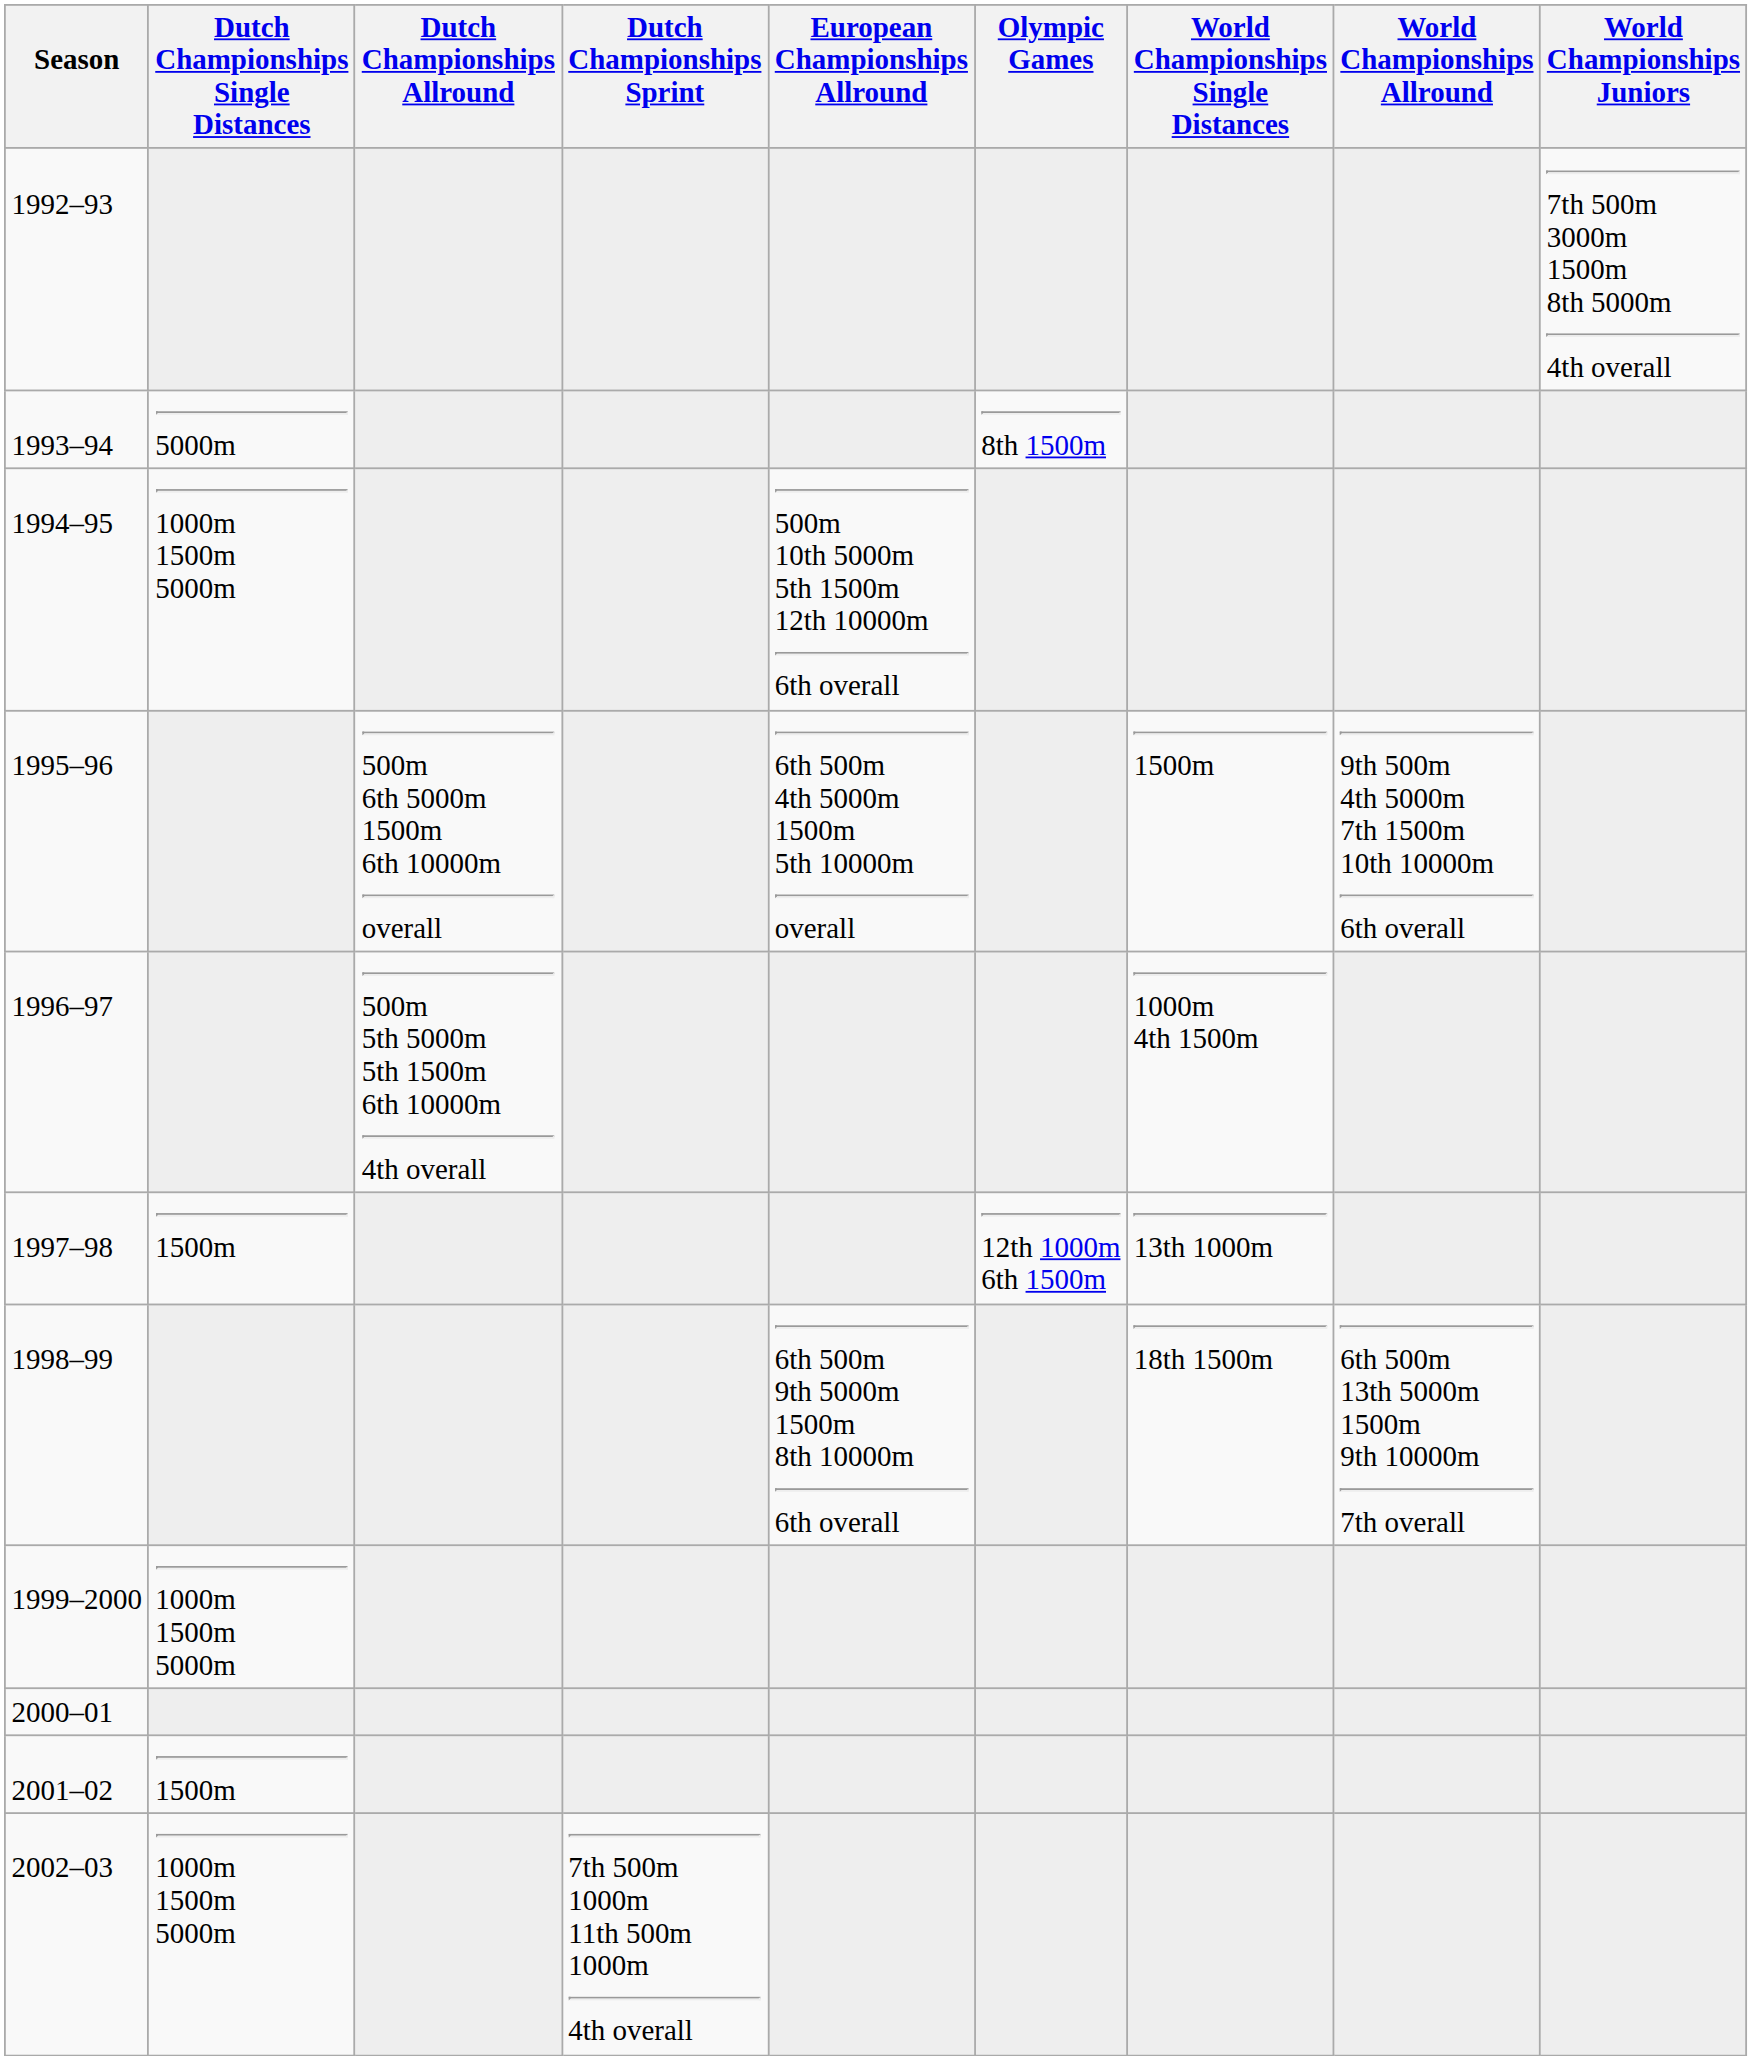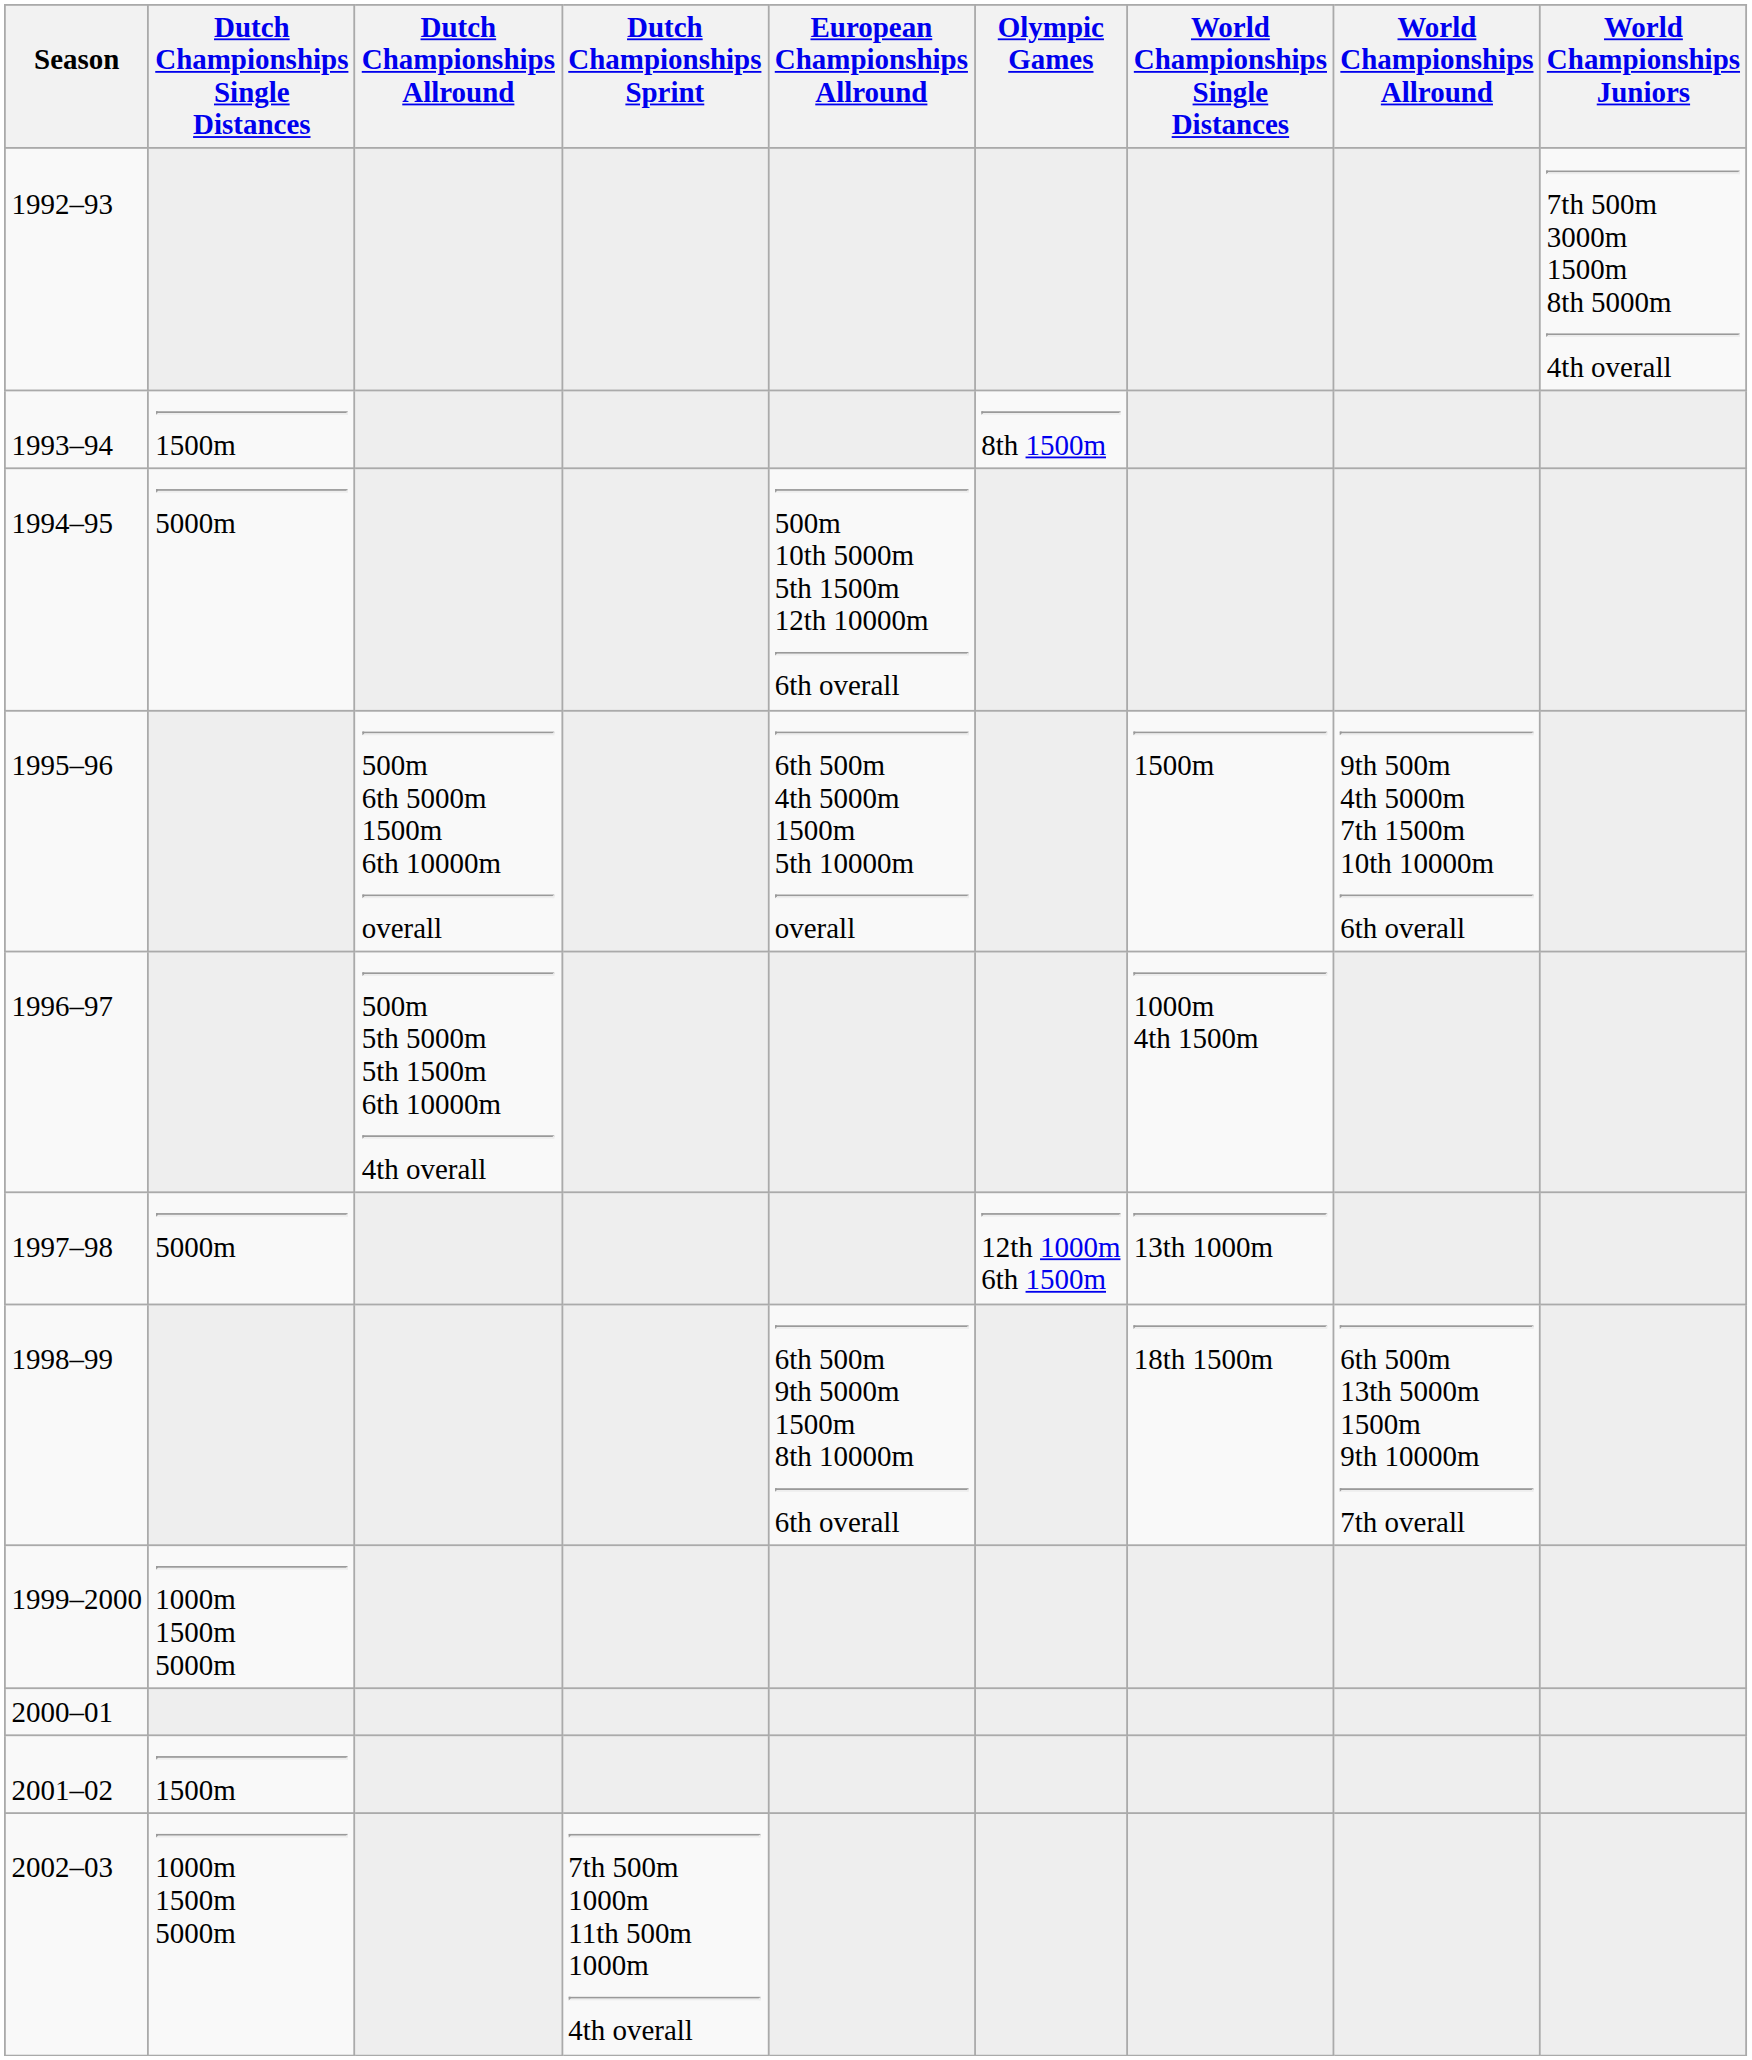(252, 436) 5000m -> (252, 436) 1500m
(252, 547) 1000m 1500m 5000m -> (252, 514) 5000m
(252, 1238) 1500m -> (252, 1238) 5000m
